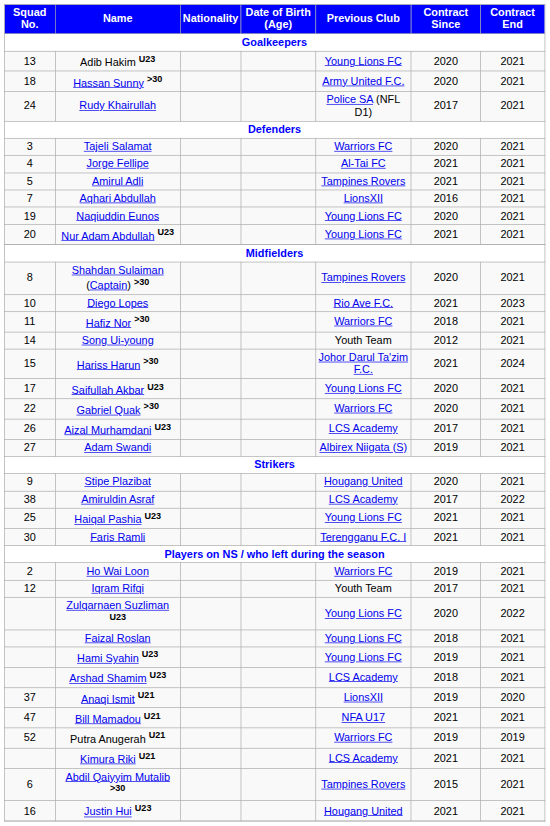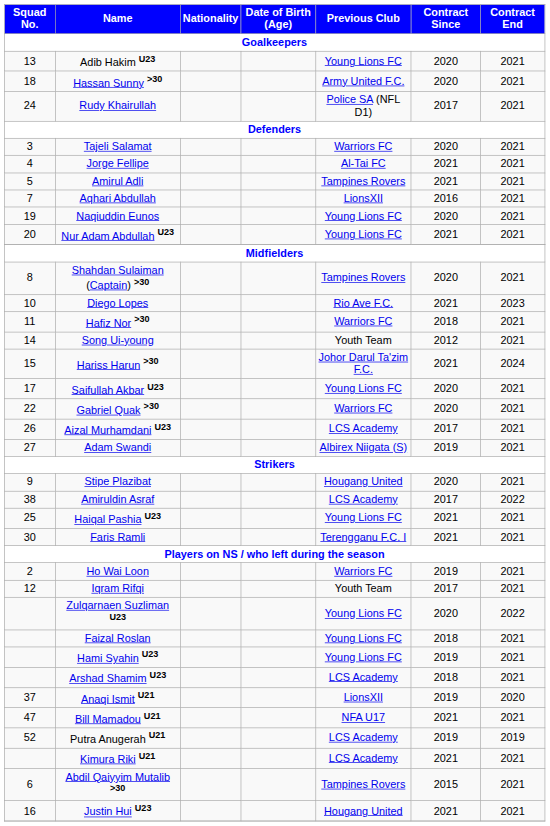(363, 738) Warriors FC -> (363, 738) LCS Academy
